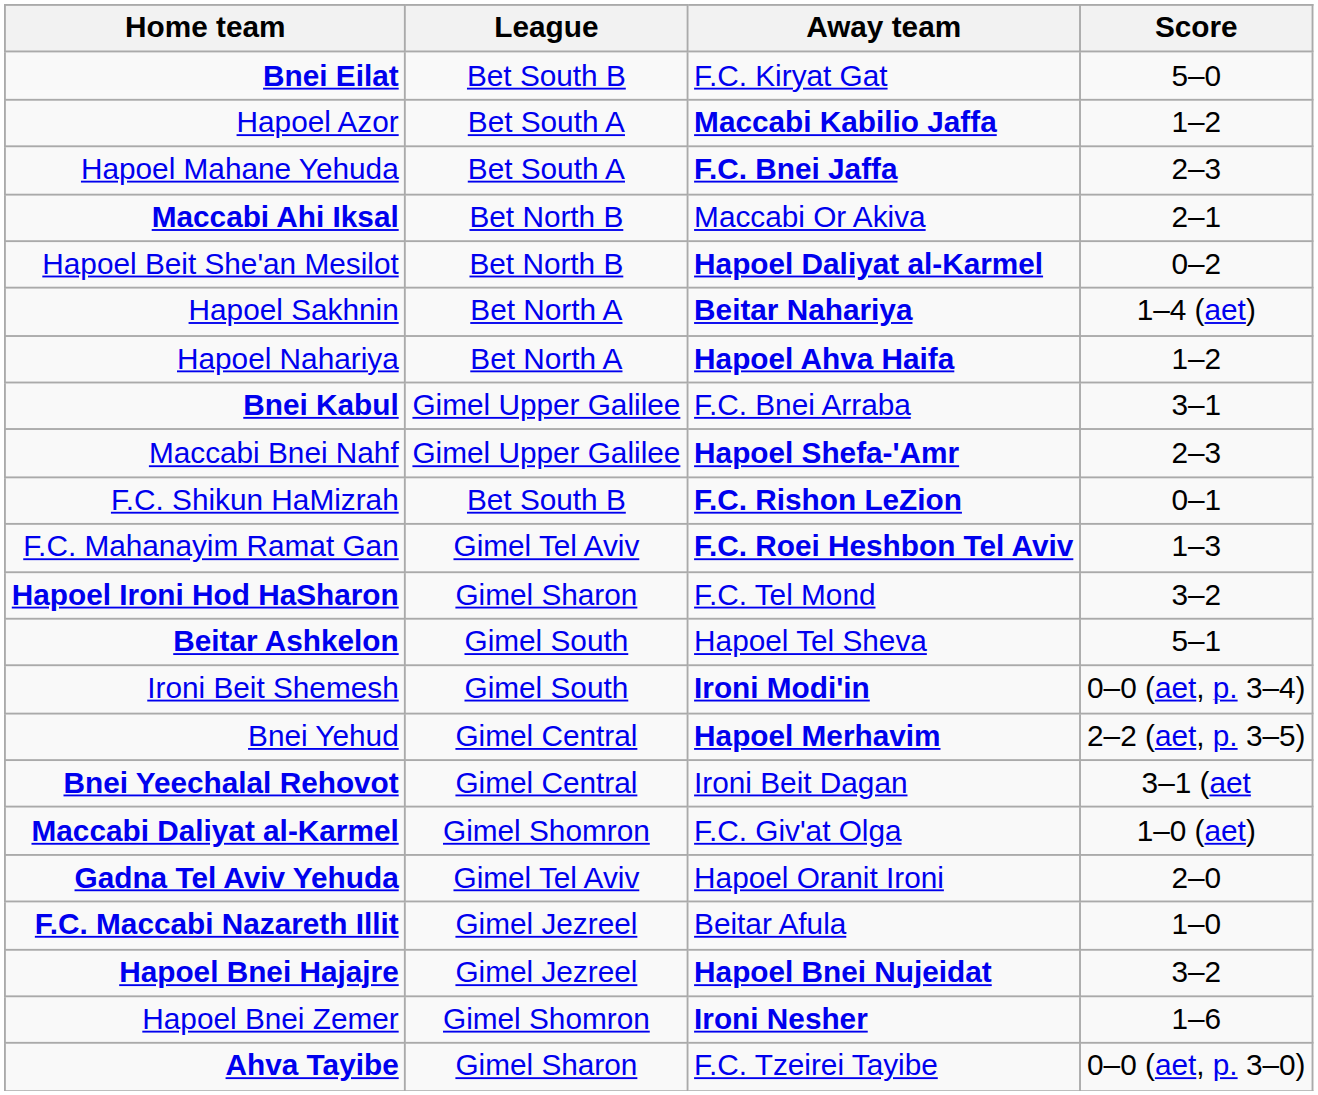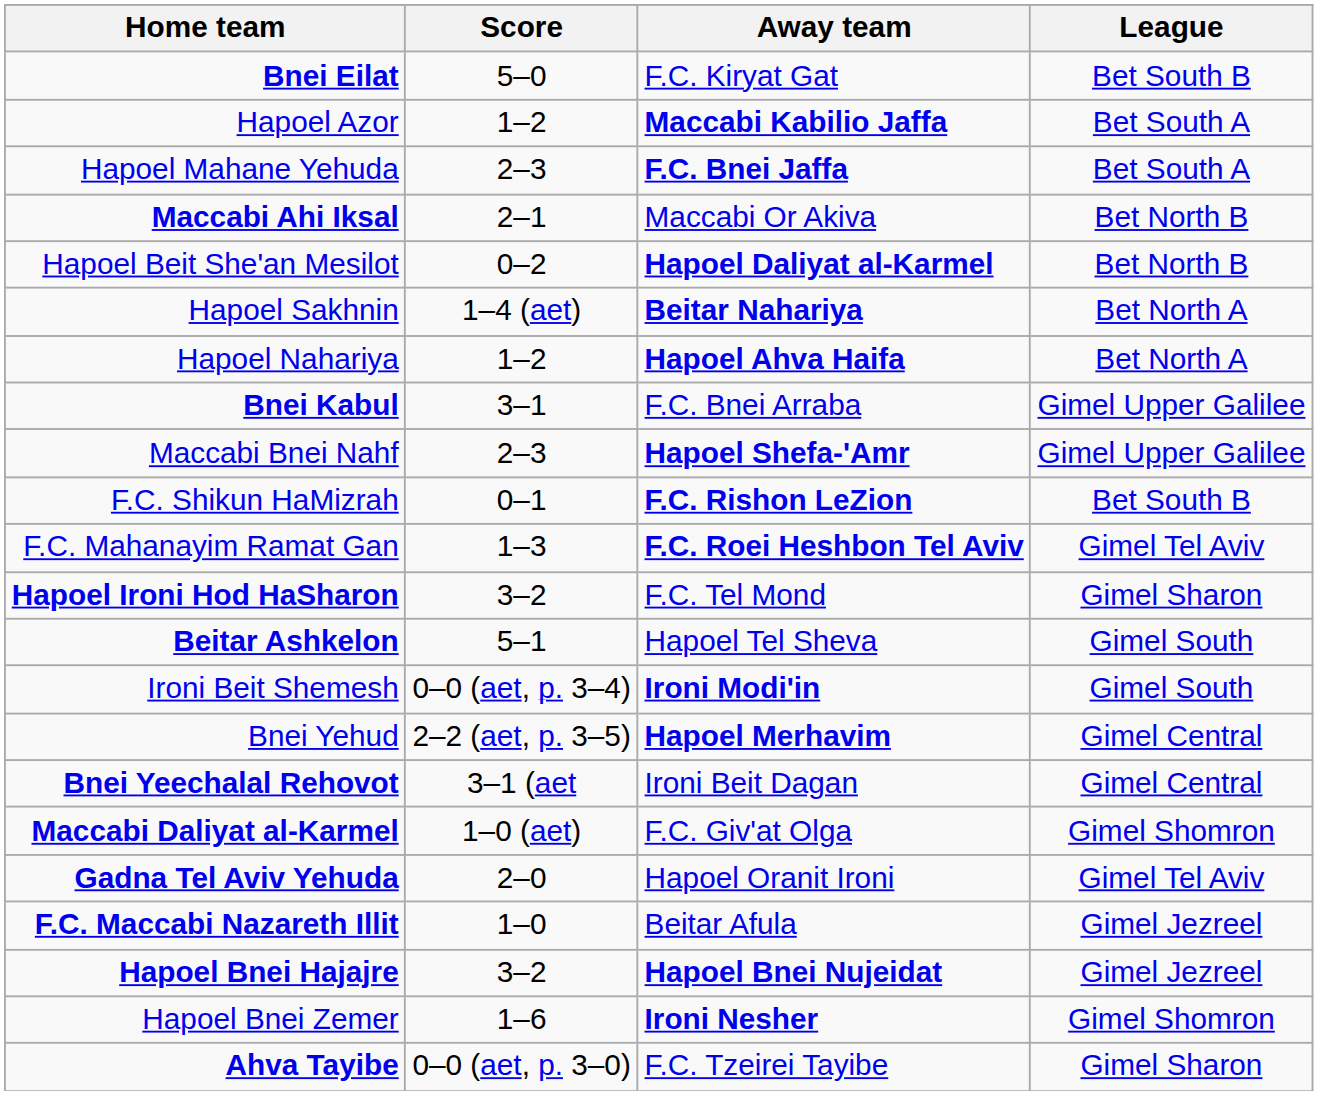columns swapped: (1196, 28) <-> (546, 28)
